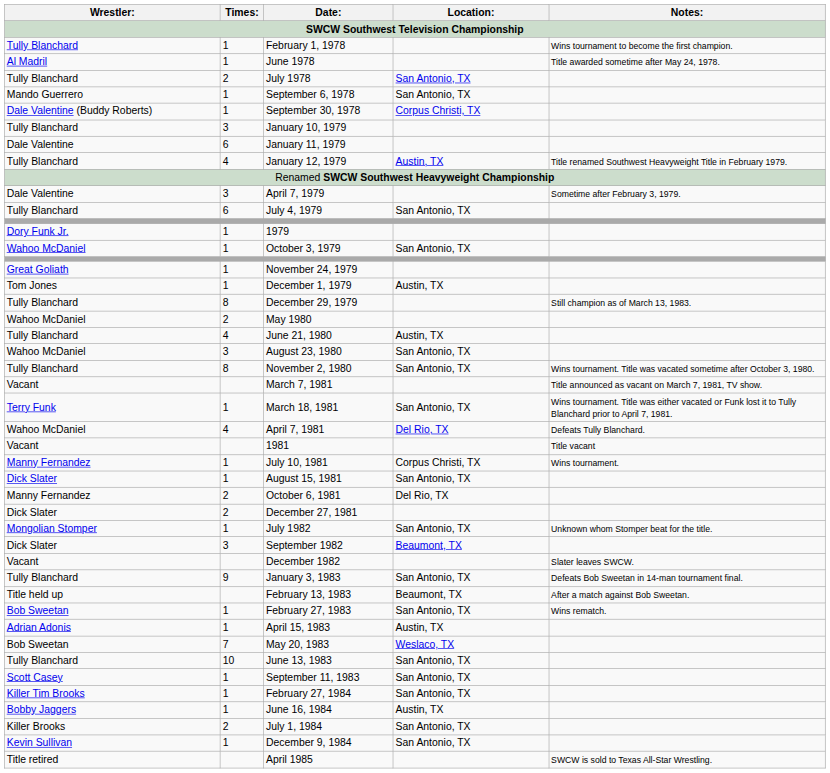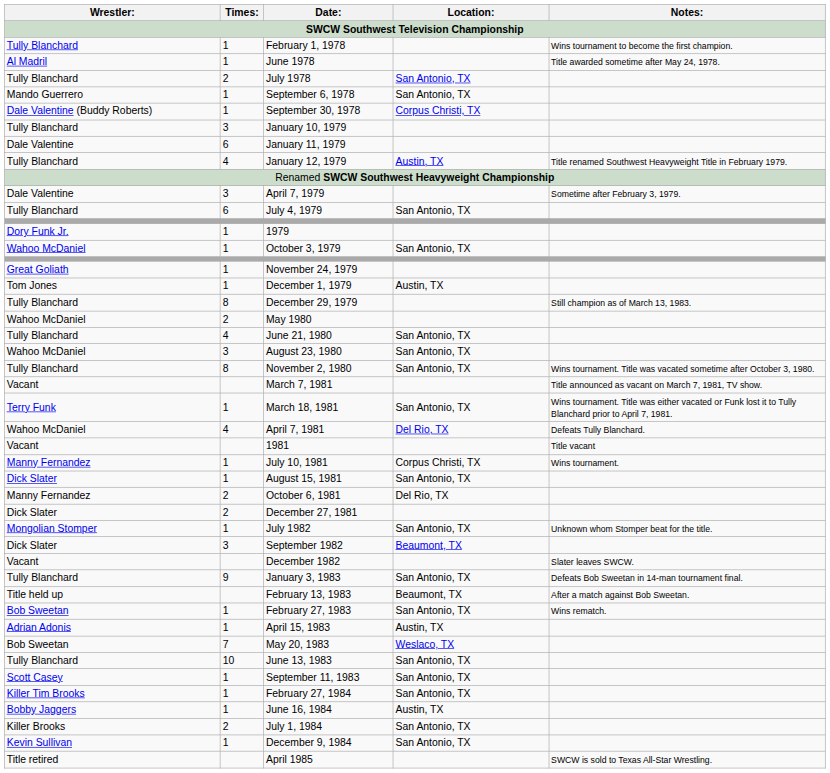(419, 335) Austin, TX -> (433, 335) San Antonio, TX
